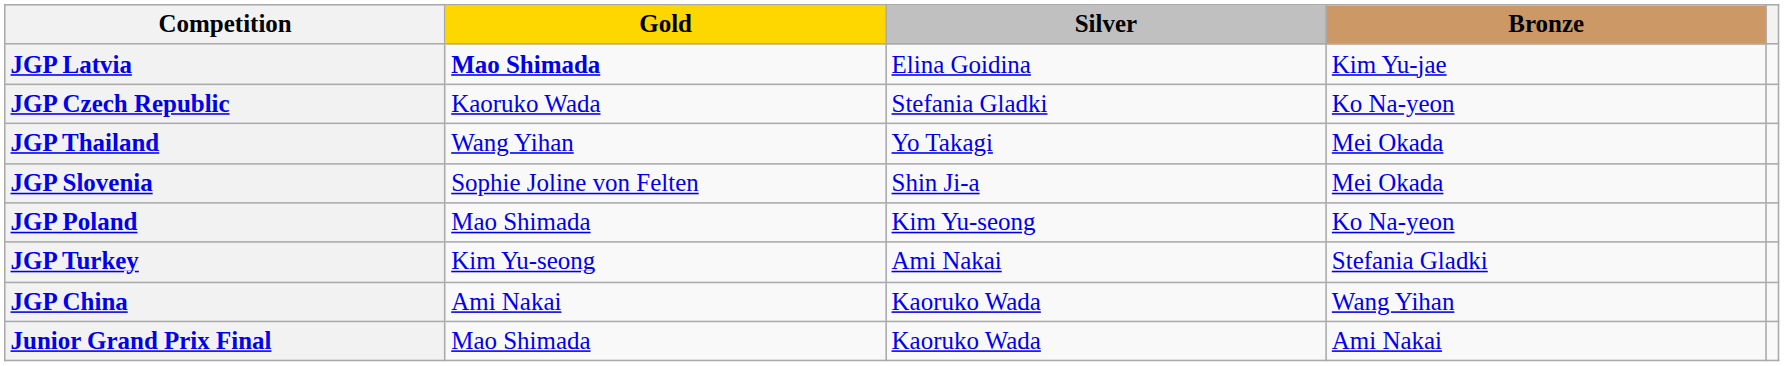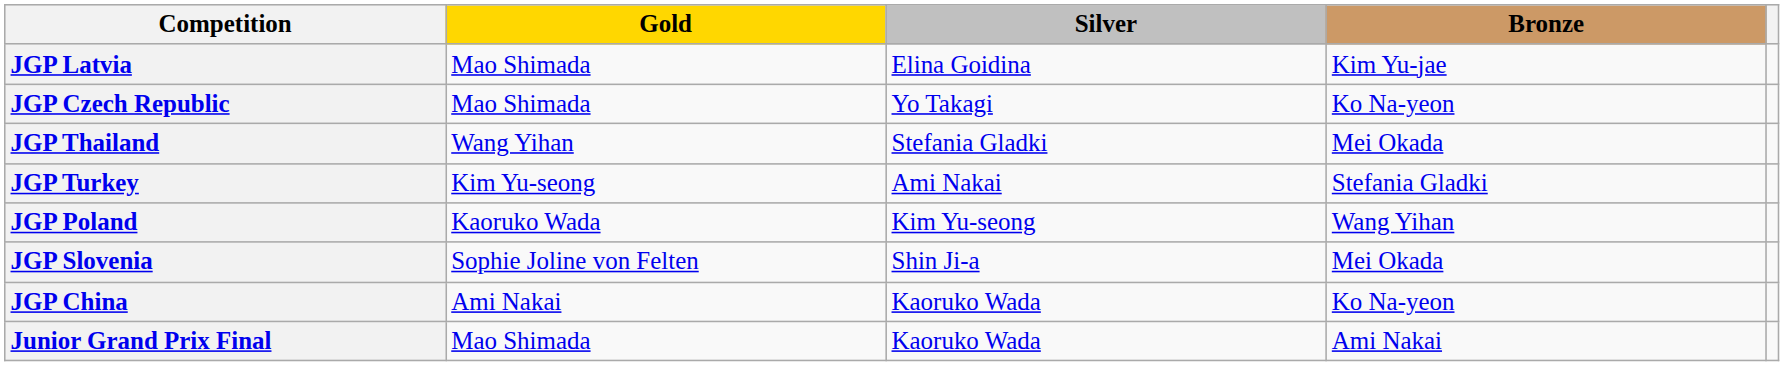(526, 63) bold -> (521, 63) normal
(526, 103) Kaoruko Wada -> (521, 103) Mao Shimada
(970, 103) Stefania Gladki -> (942, 103) Yo Takagi
(942, 143) Yo Takagi -> (969, 143) Stefania Gladki
rows swapped: (75, 261) <-> (82, 182)
(521, 222) Mao Shimada -> (526, 222) Kaoruko Wada
(1393, 222) Ko Na-yeon -> (1393, 222) Wang Yihan
(1393, 301) Wang Yihan -> (1393, 301) Ko Na-yeon
